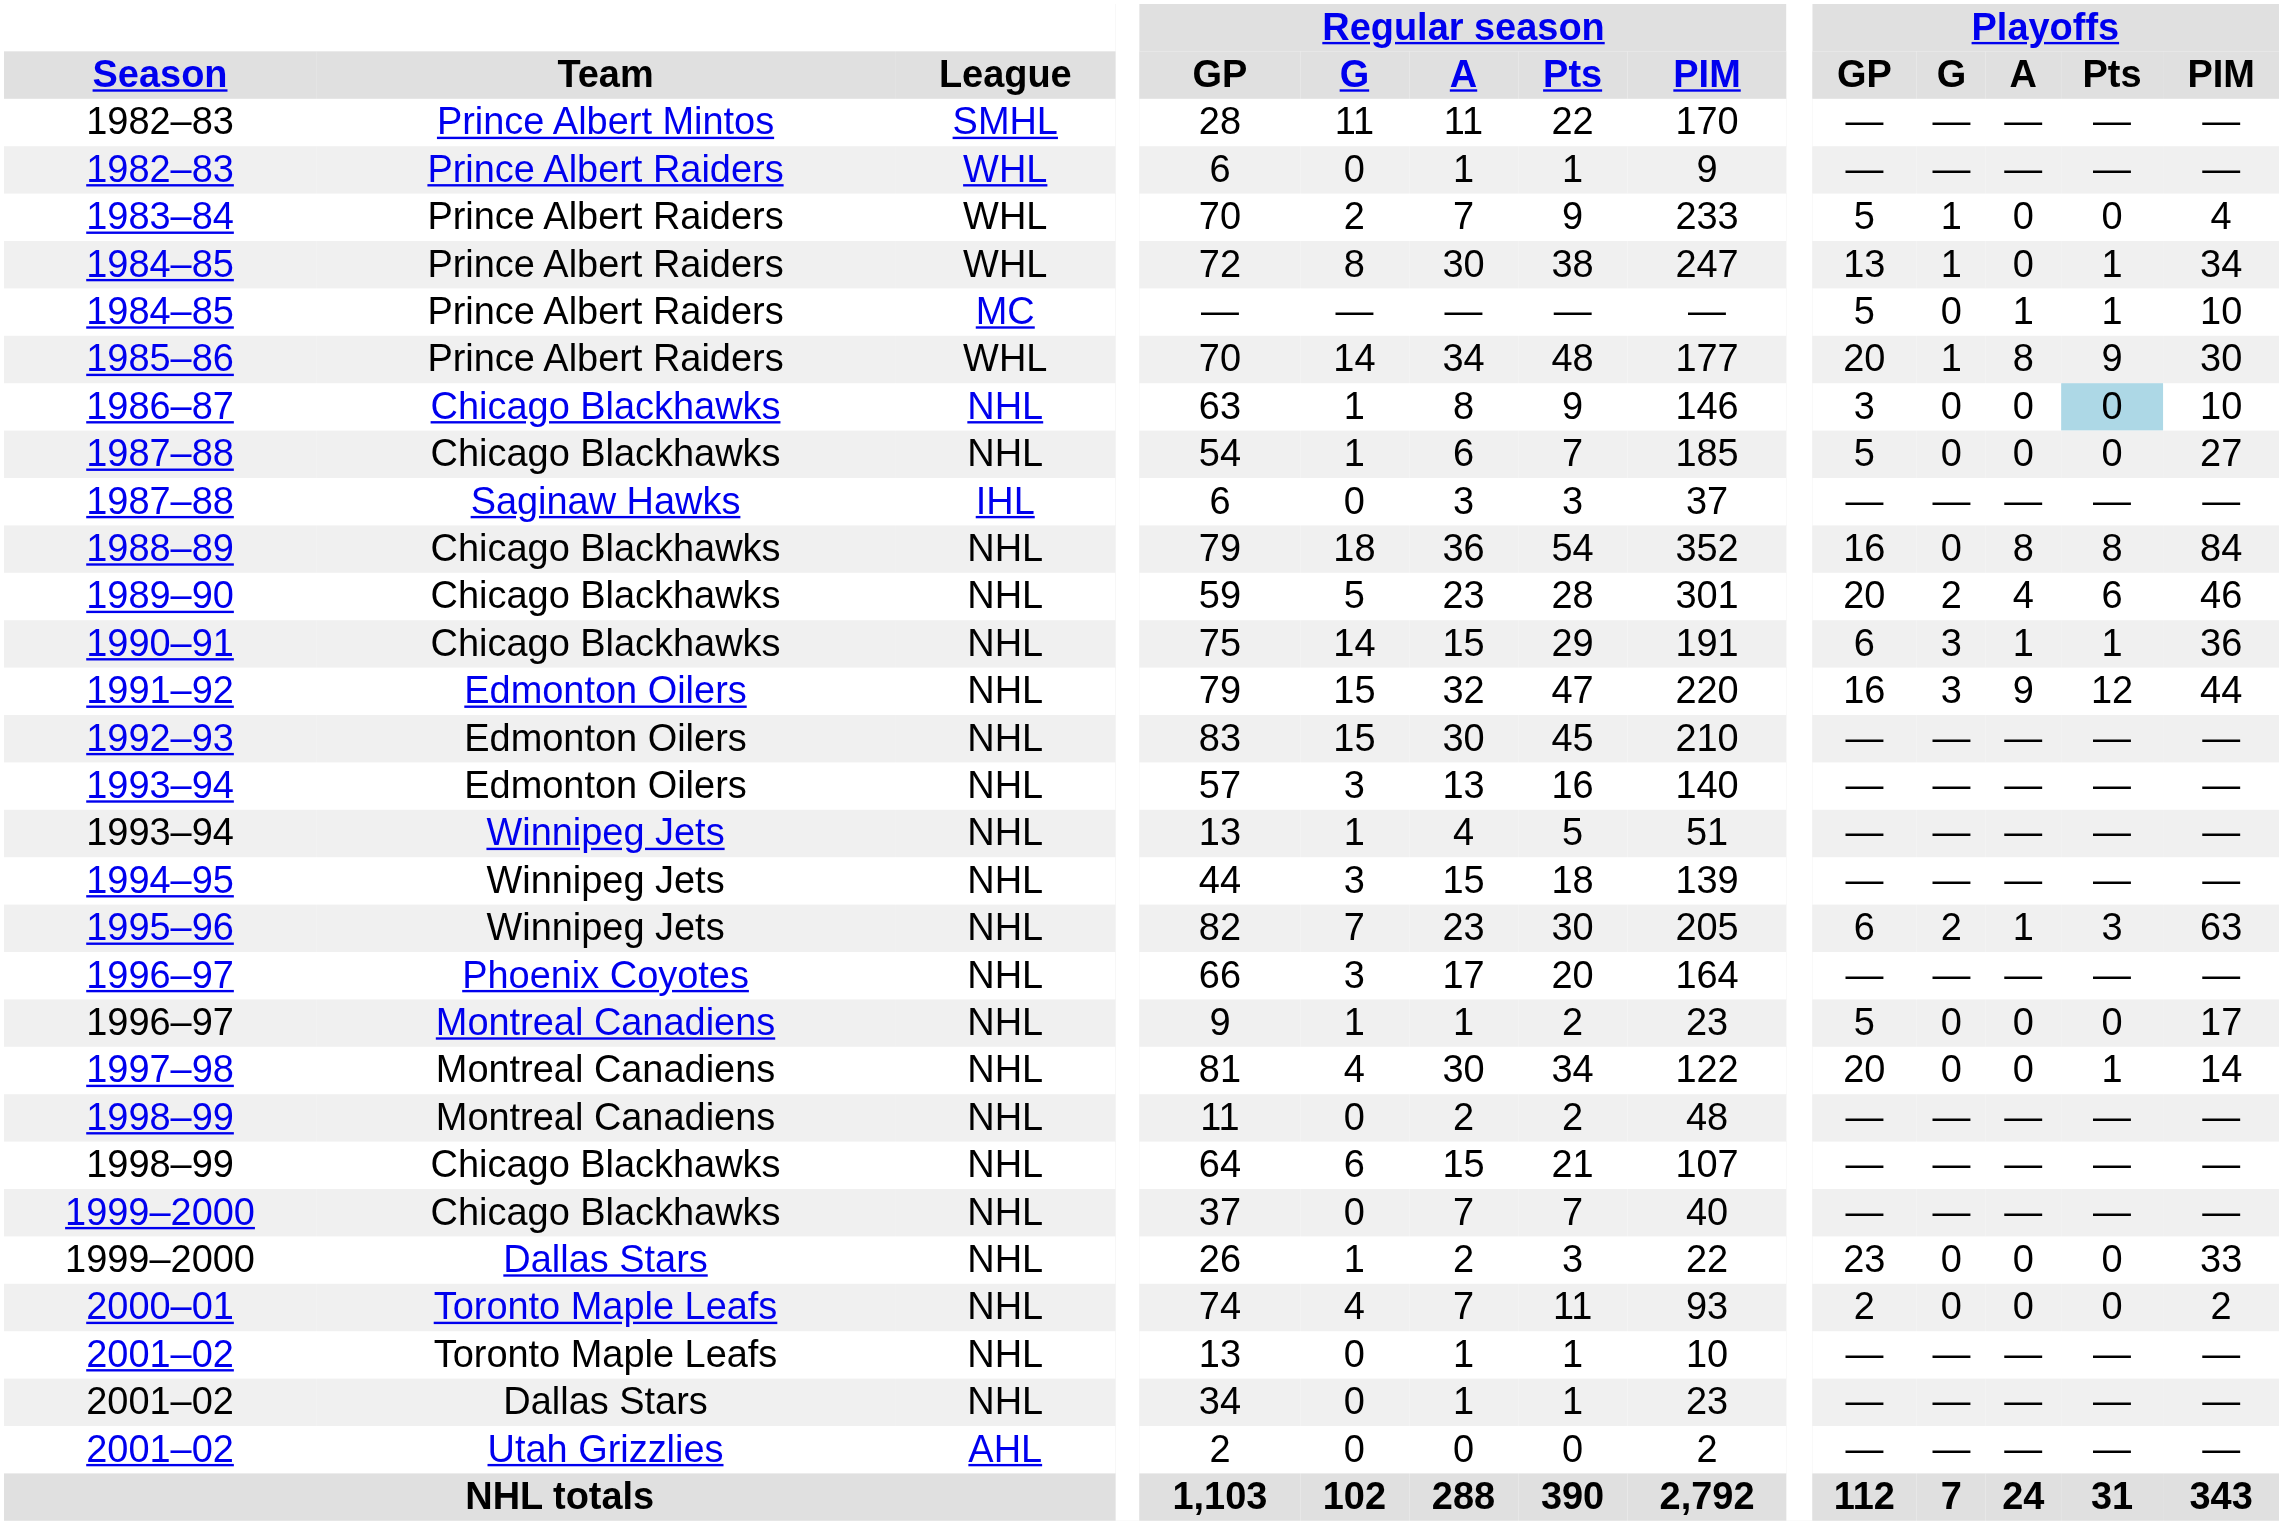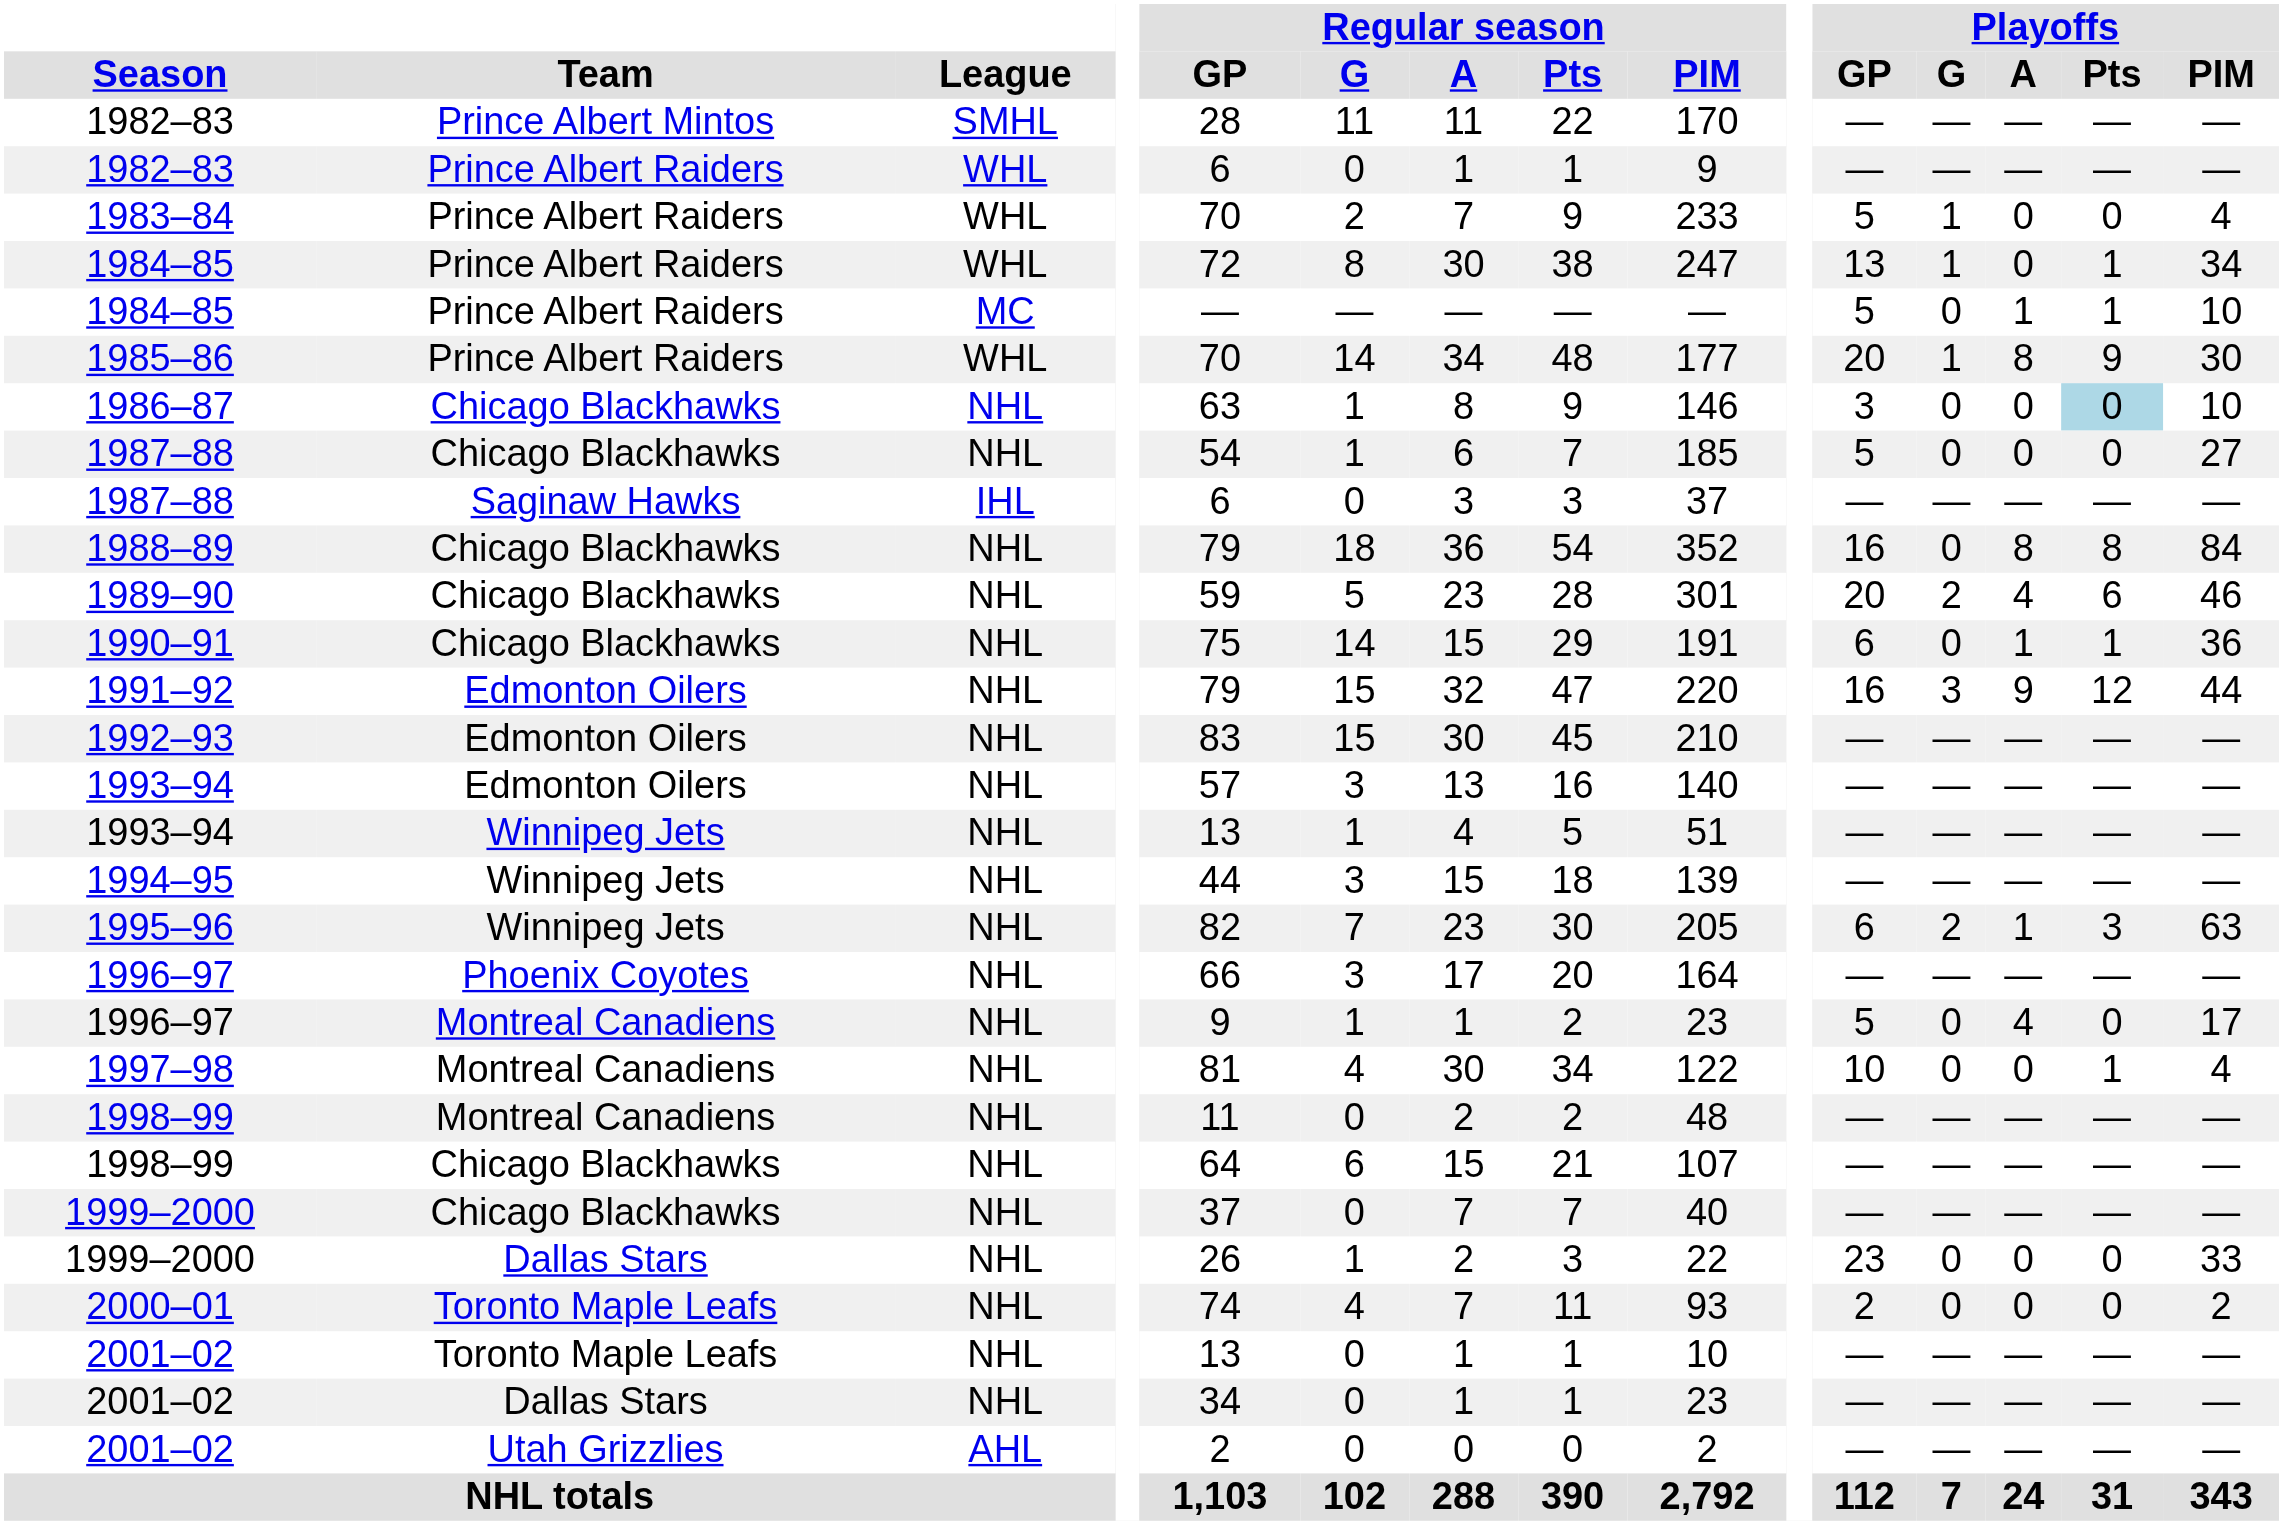(1951, 643) 3 -> (1951, 643) 0
(2023, 1022) 0 -> (2023, 1022) 4
(1864, 1069) 20 -> (1864, 1069) 10
(2221, 1069) 14 -> (2221, 1069) 4
